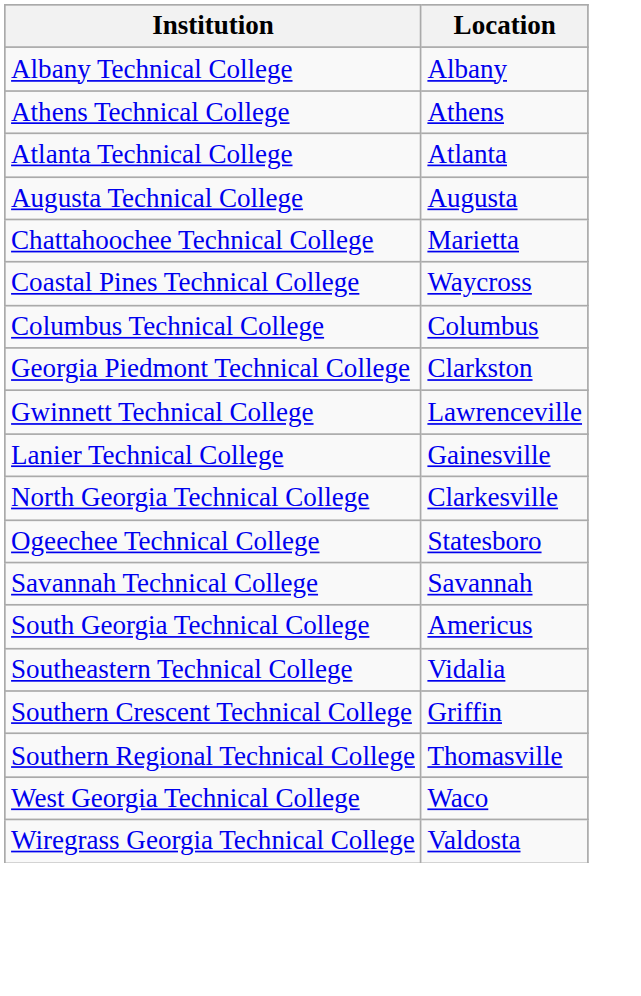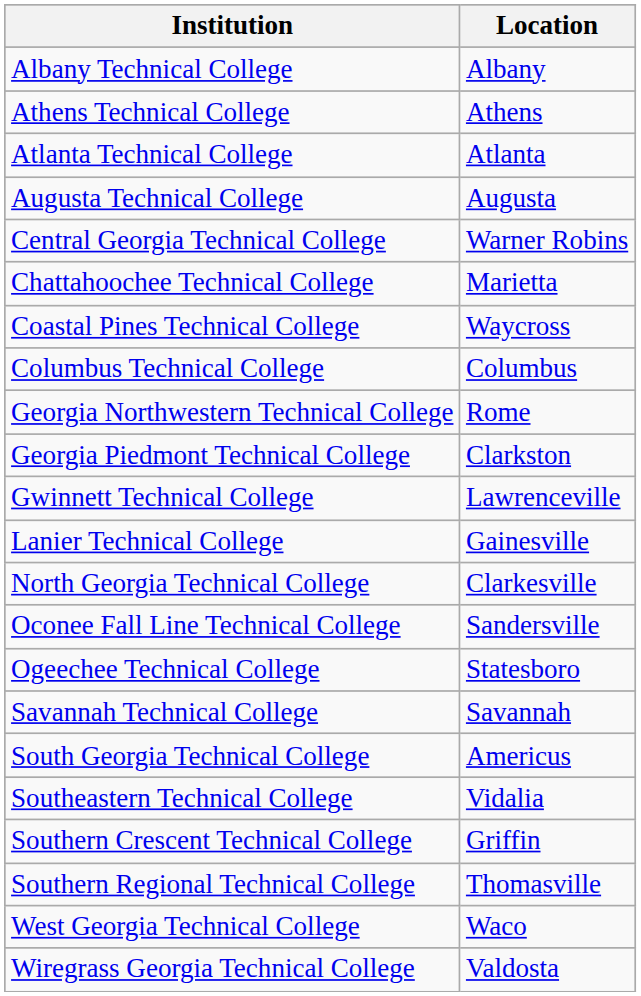+ row: (198, 240)
+ row: (232, 411)
+ row: (206, 626)
